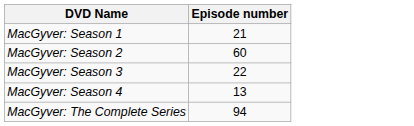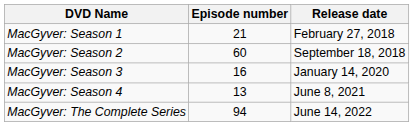+ column: (350, 14)
(240, 72) 22 -> (240, 72) 16
